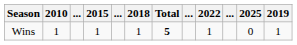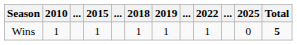columns swapped: (278, 13) <-> (167, 13)
